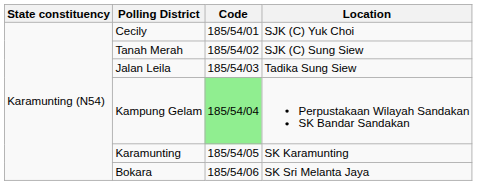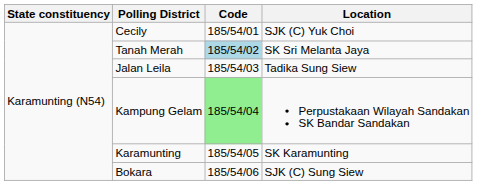(233, 50) no background -> (233, 50) lightblue background
(314, 50) SJK (C) Sung Siew -> (317, 50) SK Sri Melanta Jaya
(317, 171) SK Sri Melanta Jaya -> (314, 171) SJK (C) Sung Siew
